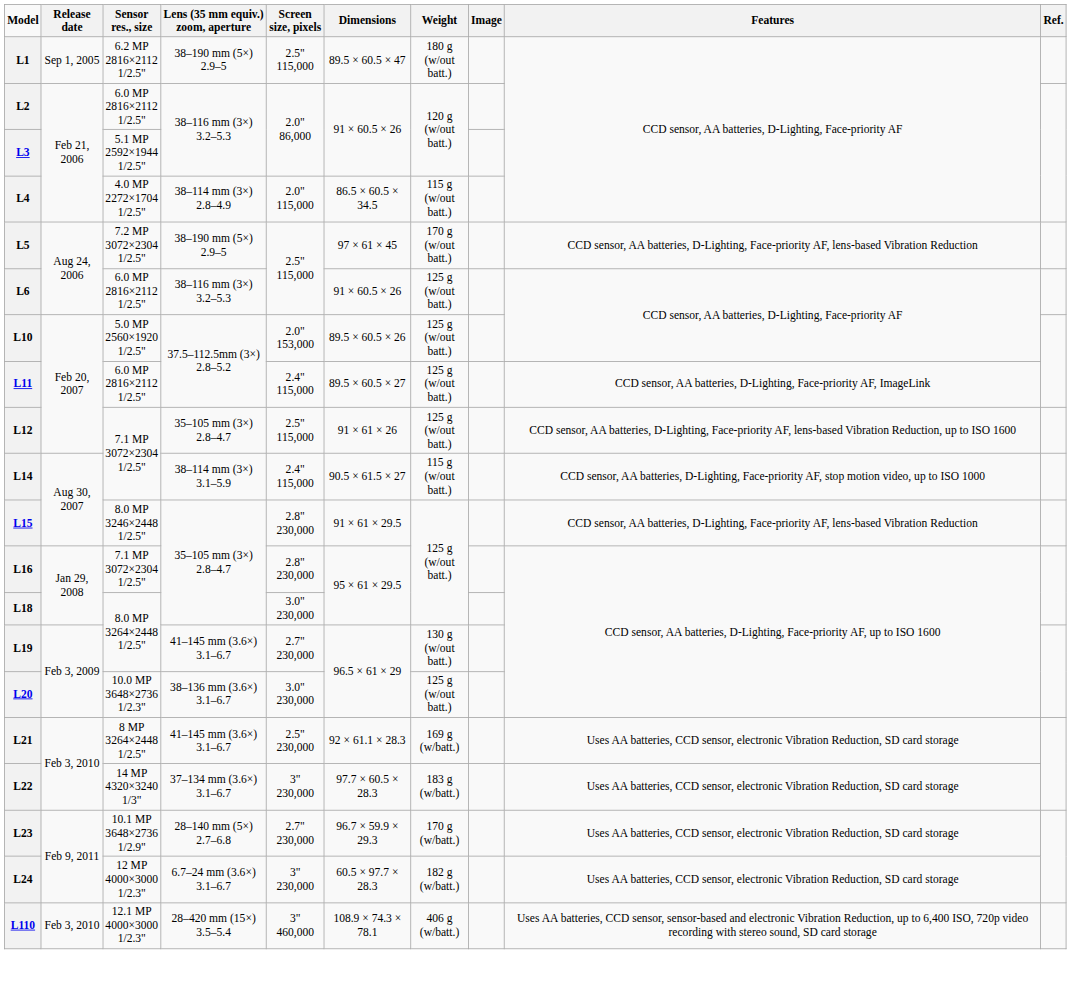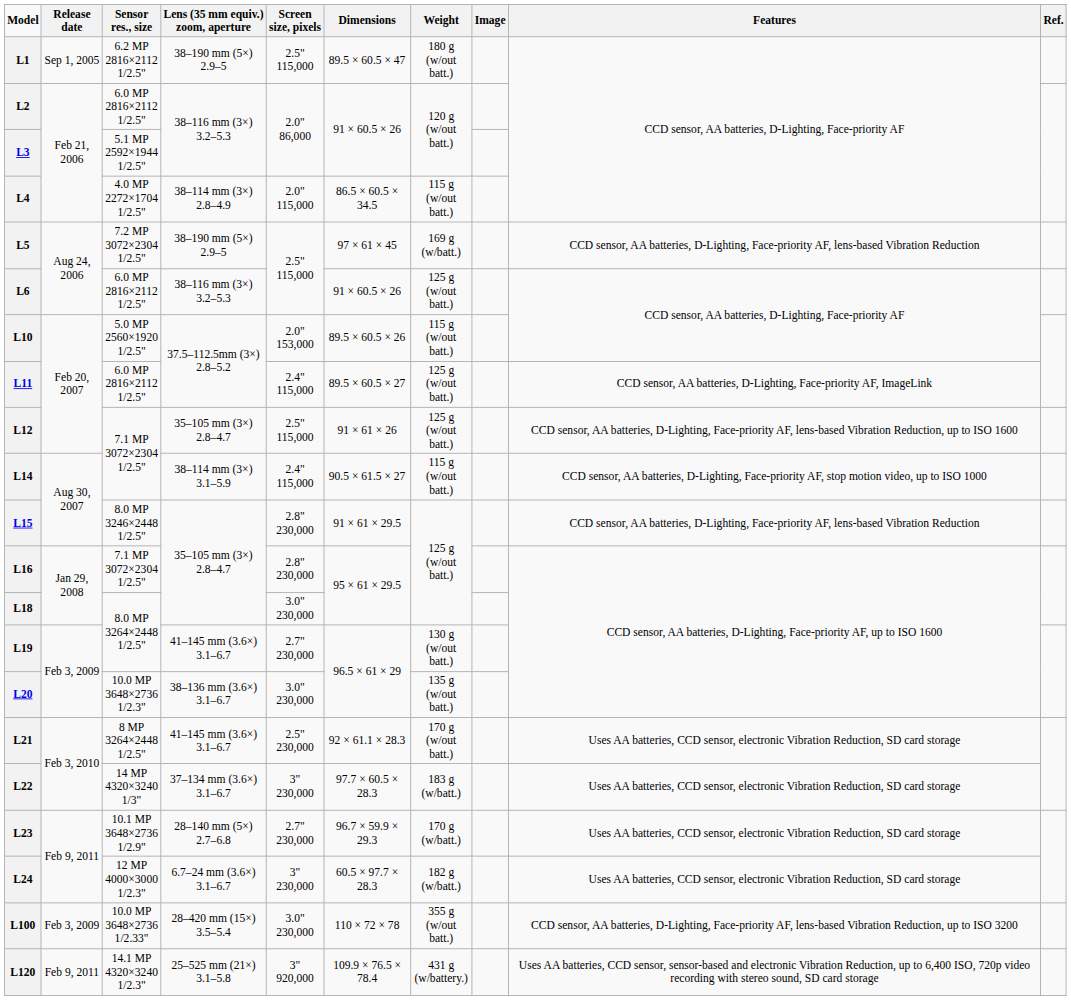(440, 244) 170 g (w/out batt.) -> (441, 244) 169 g (w/batt.)
(440, 337) 125 g (w/out batt.) -> (441, 337) 115 g (w/out batt.)
(440, 694) 125 g (w/out batt.) -> (441, 694) 135 g (w/out batt.)
(440, 740) 169 g (w/batt.) -> (441, 740) 170 g (w/out batt.)
+ row: (23, 925)
- row: (23, 925)
+ row: (23, 971)
